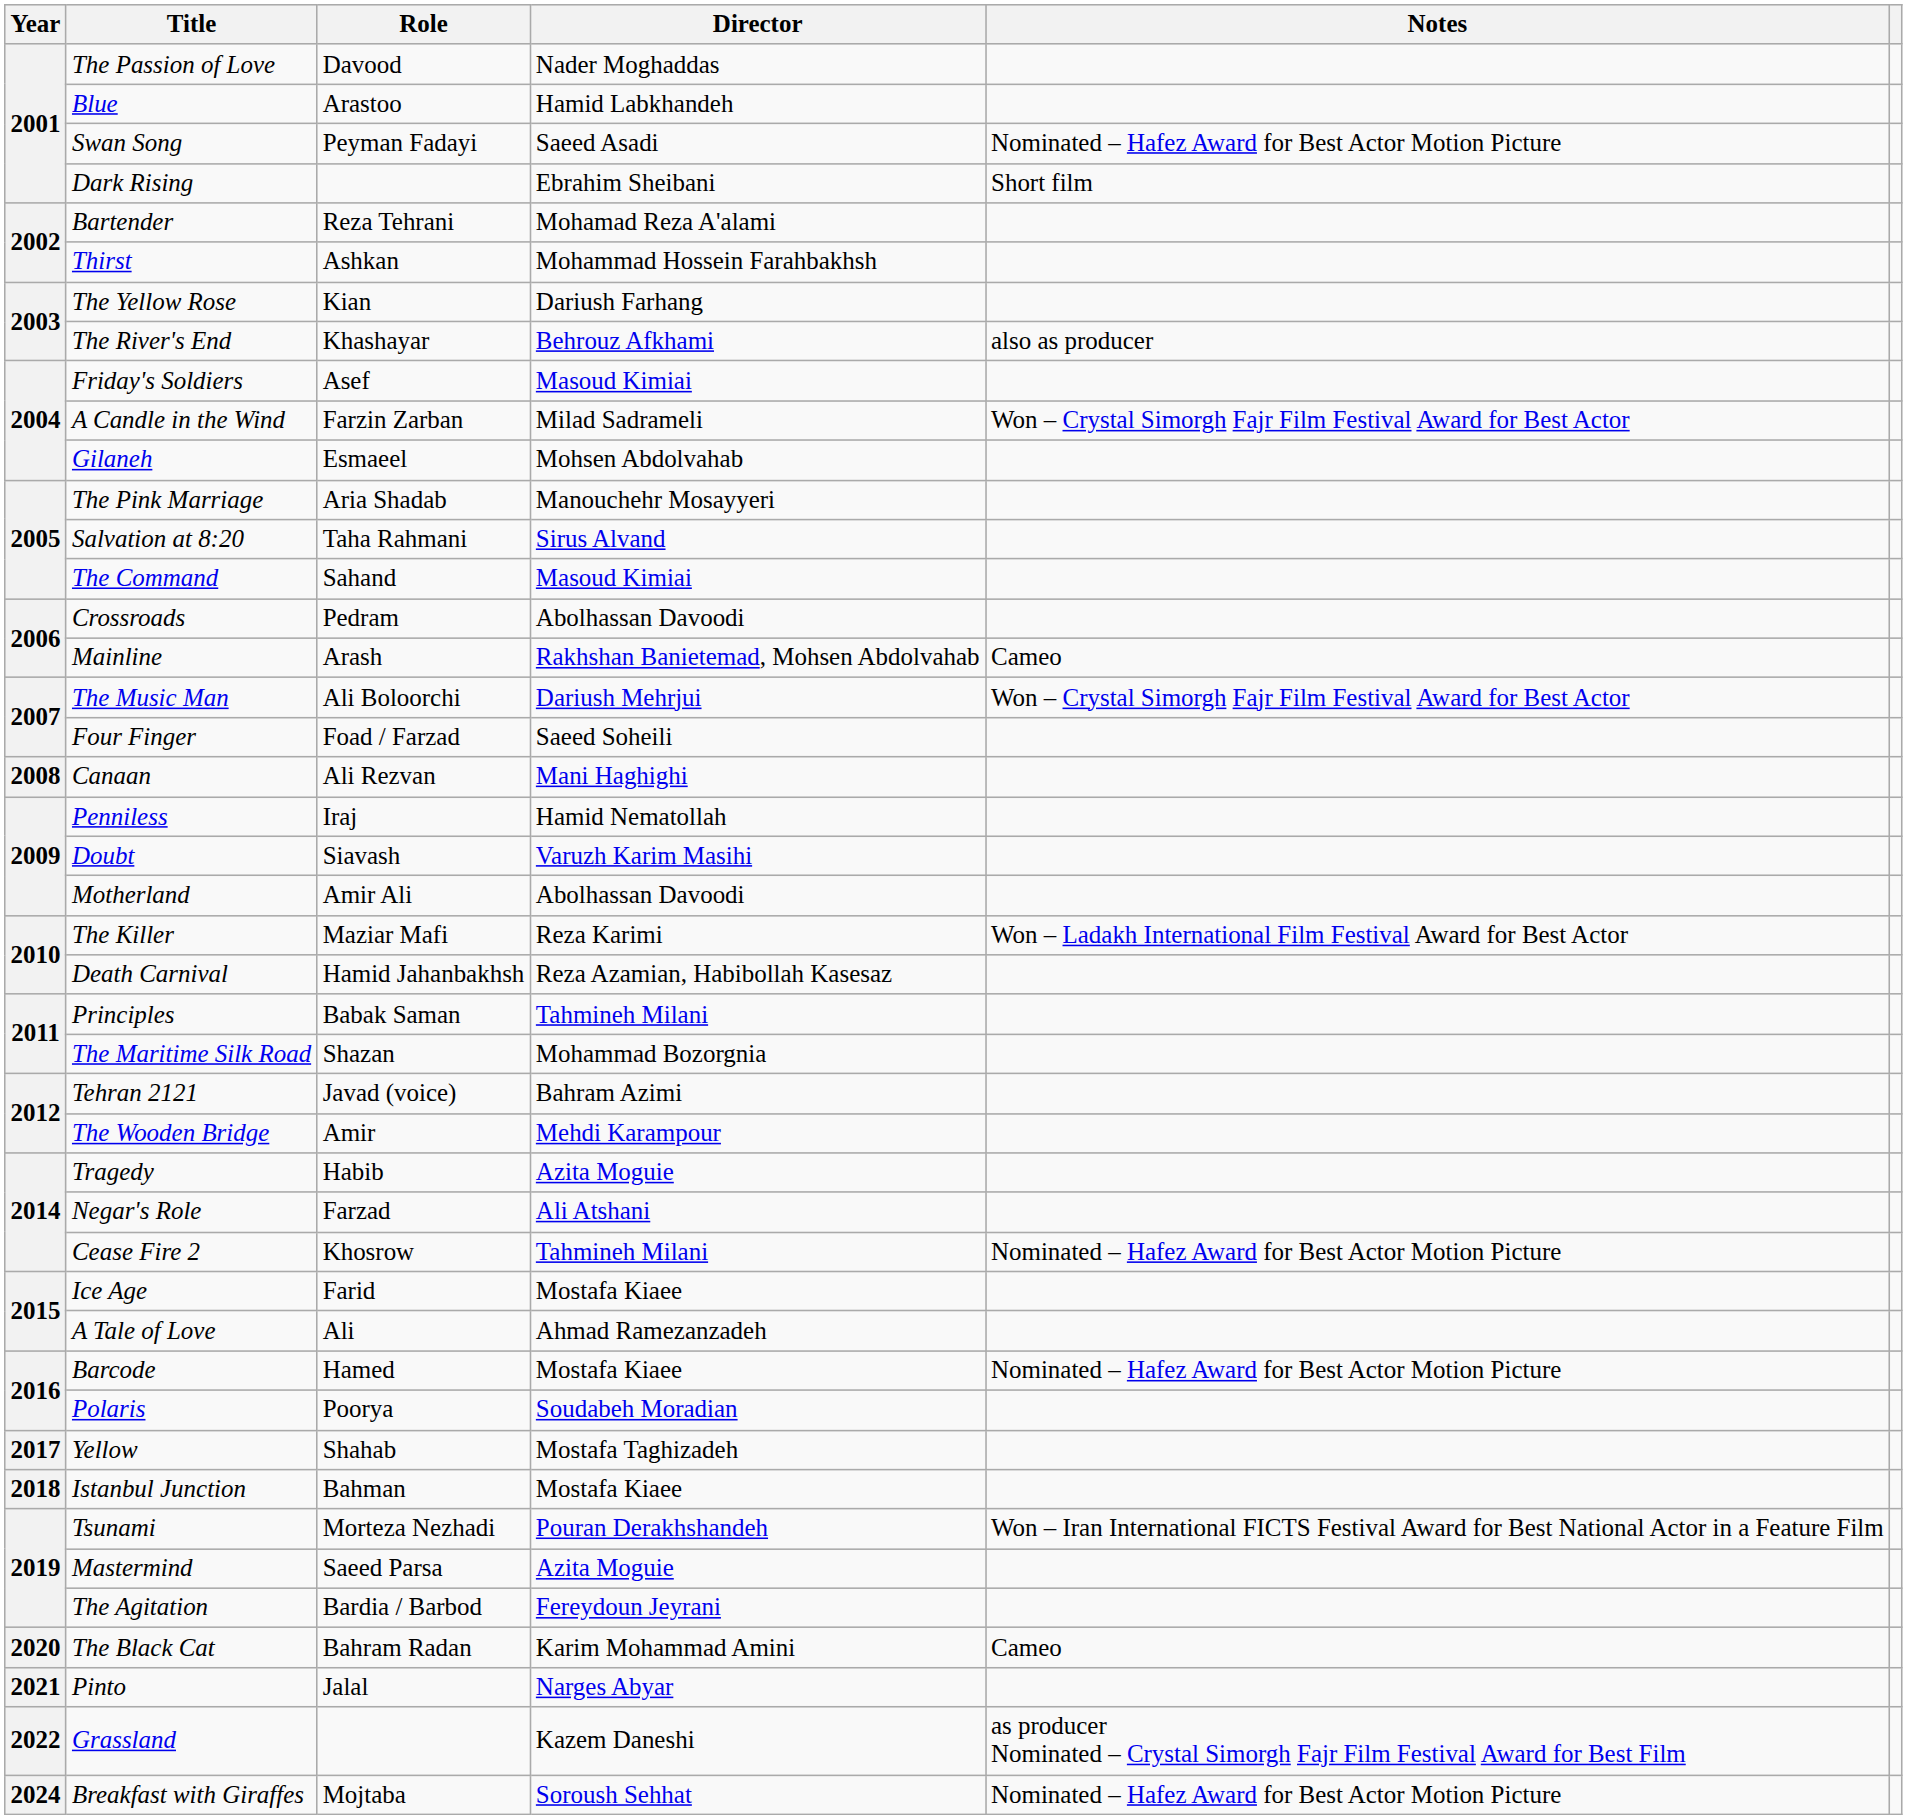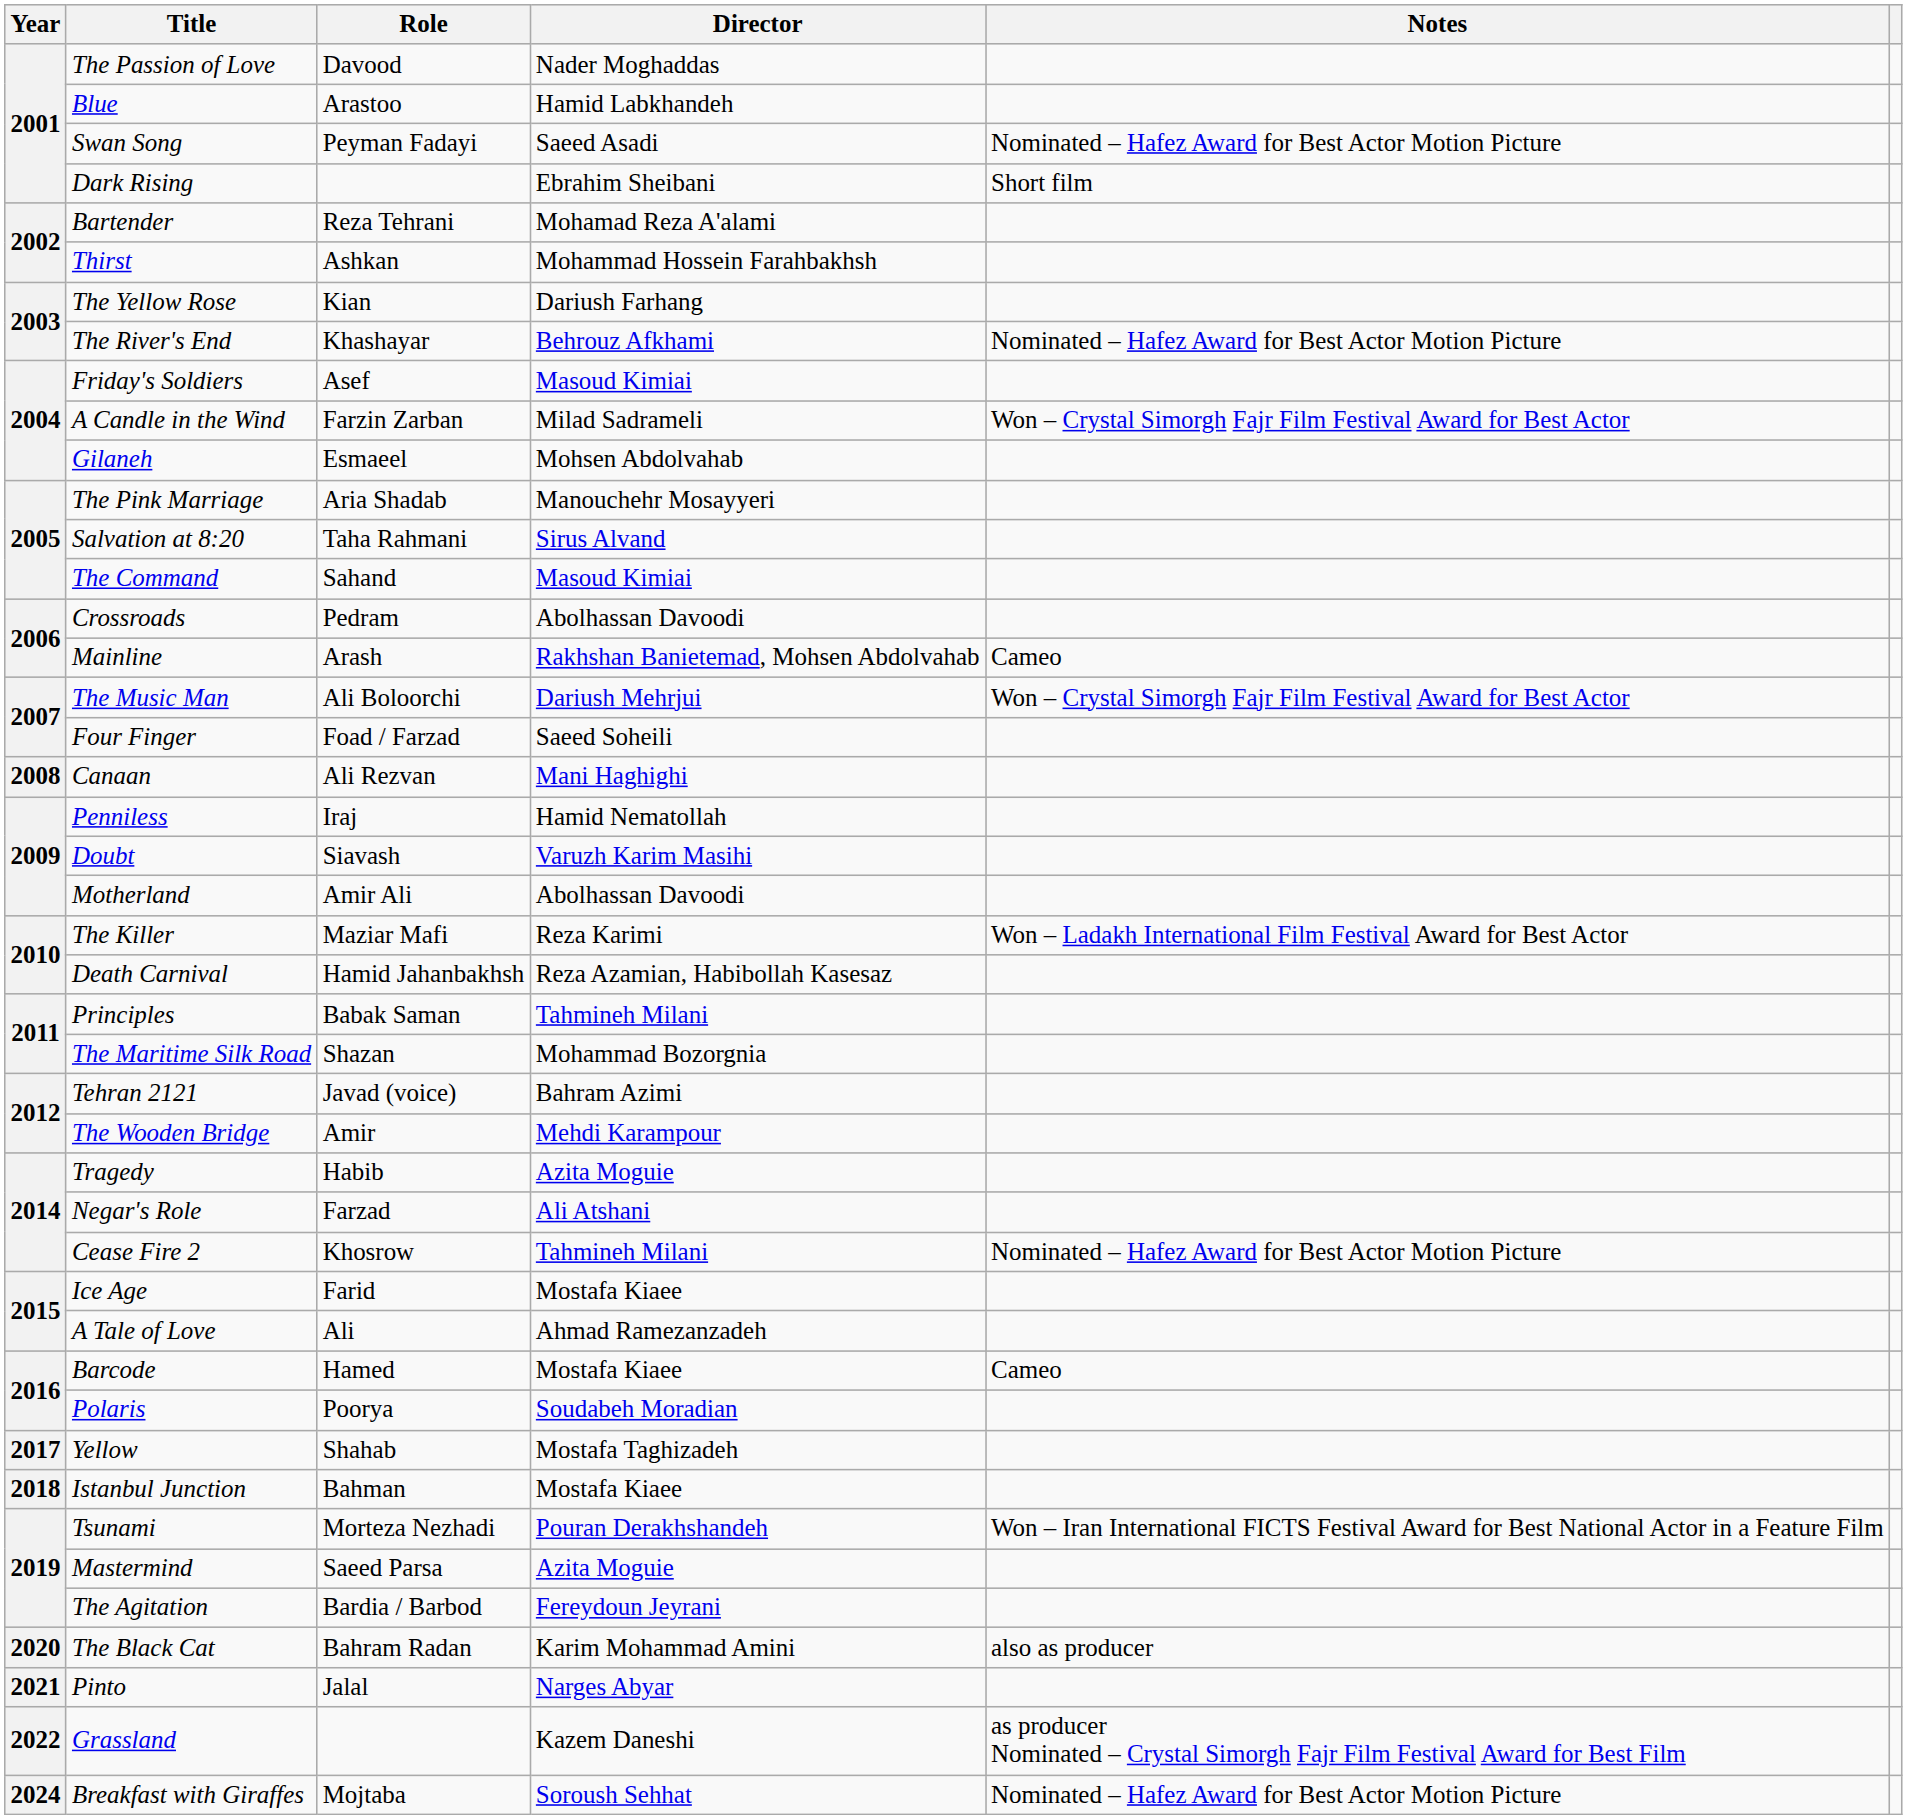(1072, 340) also as producer -> (1276, 340) Nominated – Hafez Award for Best Actor Motion Picture
(1276, 1370) Nominated – Hafez Award for Best Actor Motion Picture -> (1026, 1370) Cameo
(1026, 1647) Cameo -> (1072, 1647) also as producer
